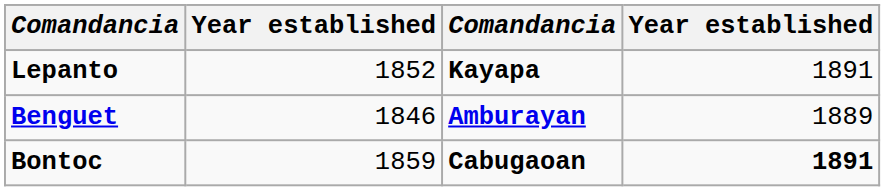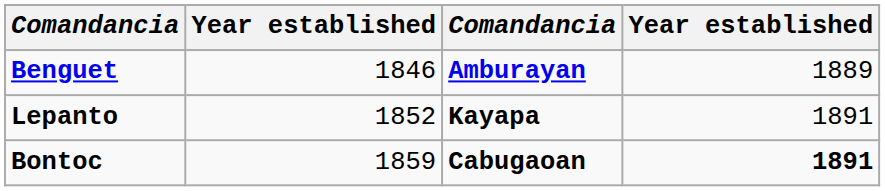rows swapped: (65, 116) <-> (65, 71)
